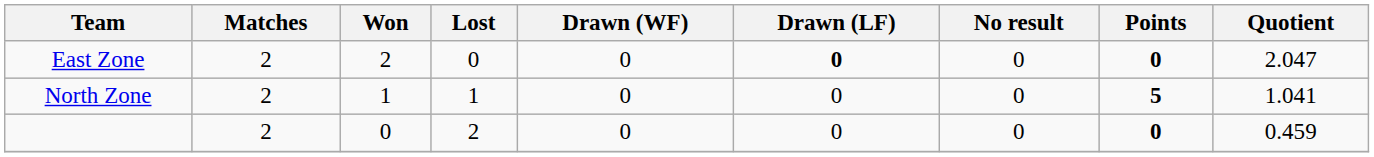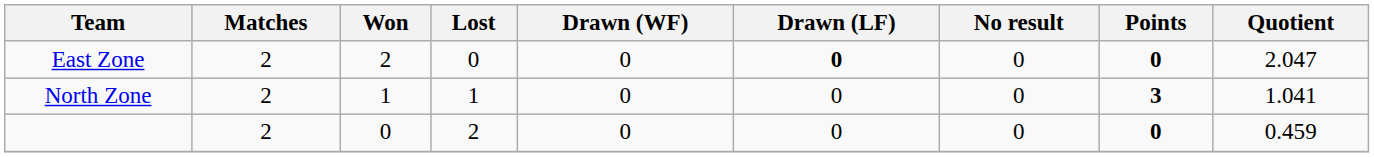(1156, 95) 5 -> (1156, 95) 3
